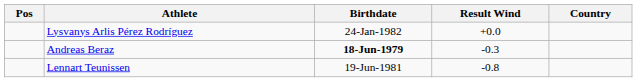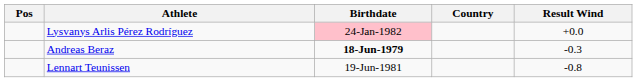columns swapped: (590, 13) <-> (490, 13)
(373, 31) no background -> (373, 31) pink background
